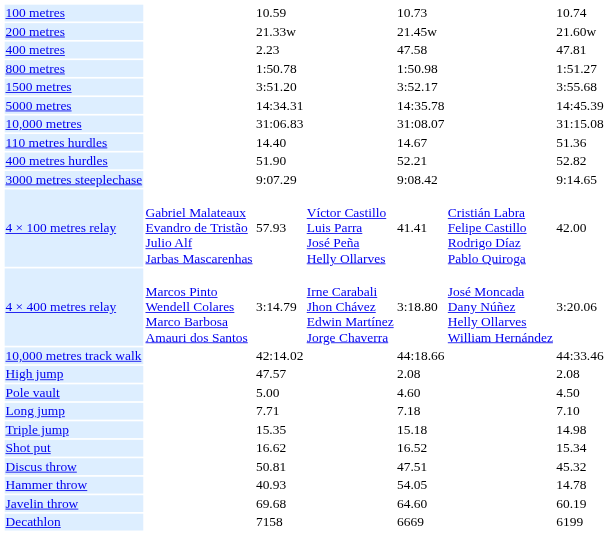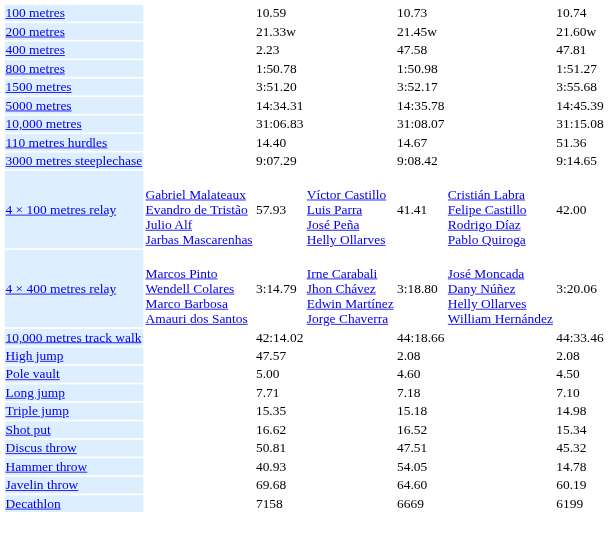- row: (57, 160)
